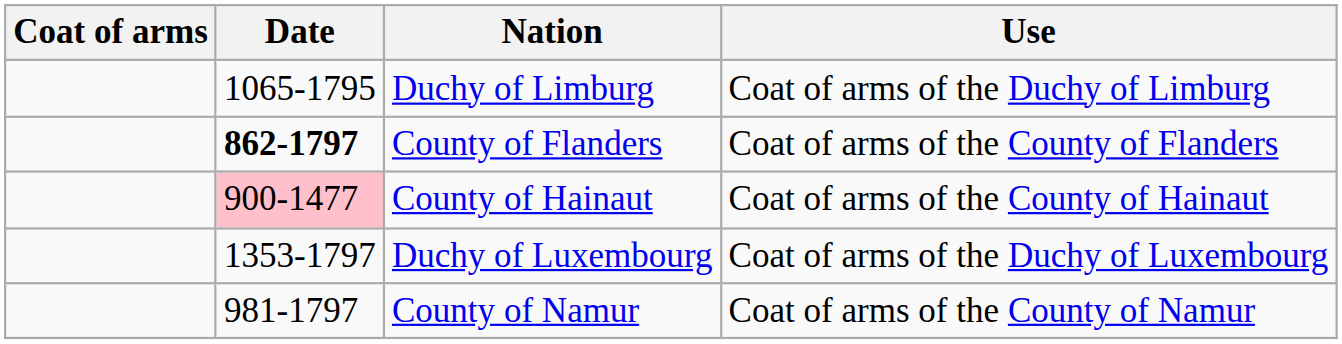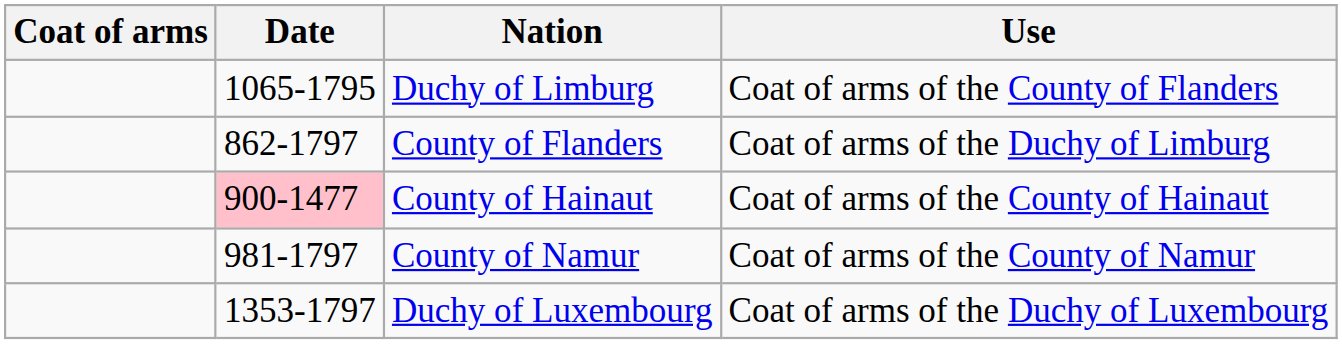(999, 87) Coat of arms of the Duchy of Limburg -> (1004, 87) Coat of arms of the County of Flanders
(291, 143) bold -> (291, 143) normal
(1004, 143) Coat of arms of the County of Flanders -> (999, 143) Coat of arms of the Duchy of Limburg
rows swapped: (516, 310) <-> (552, 254)
